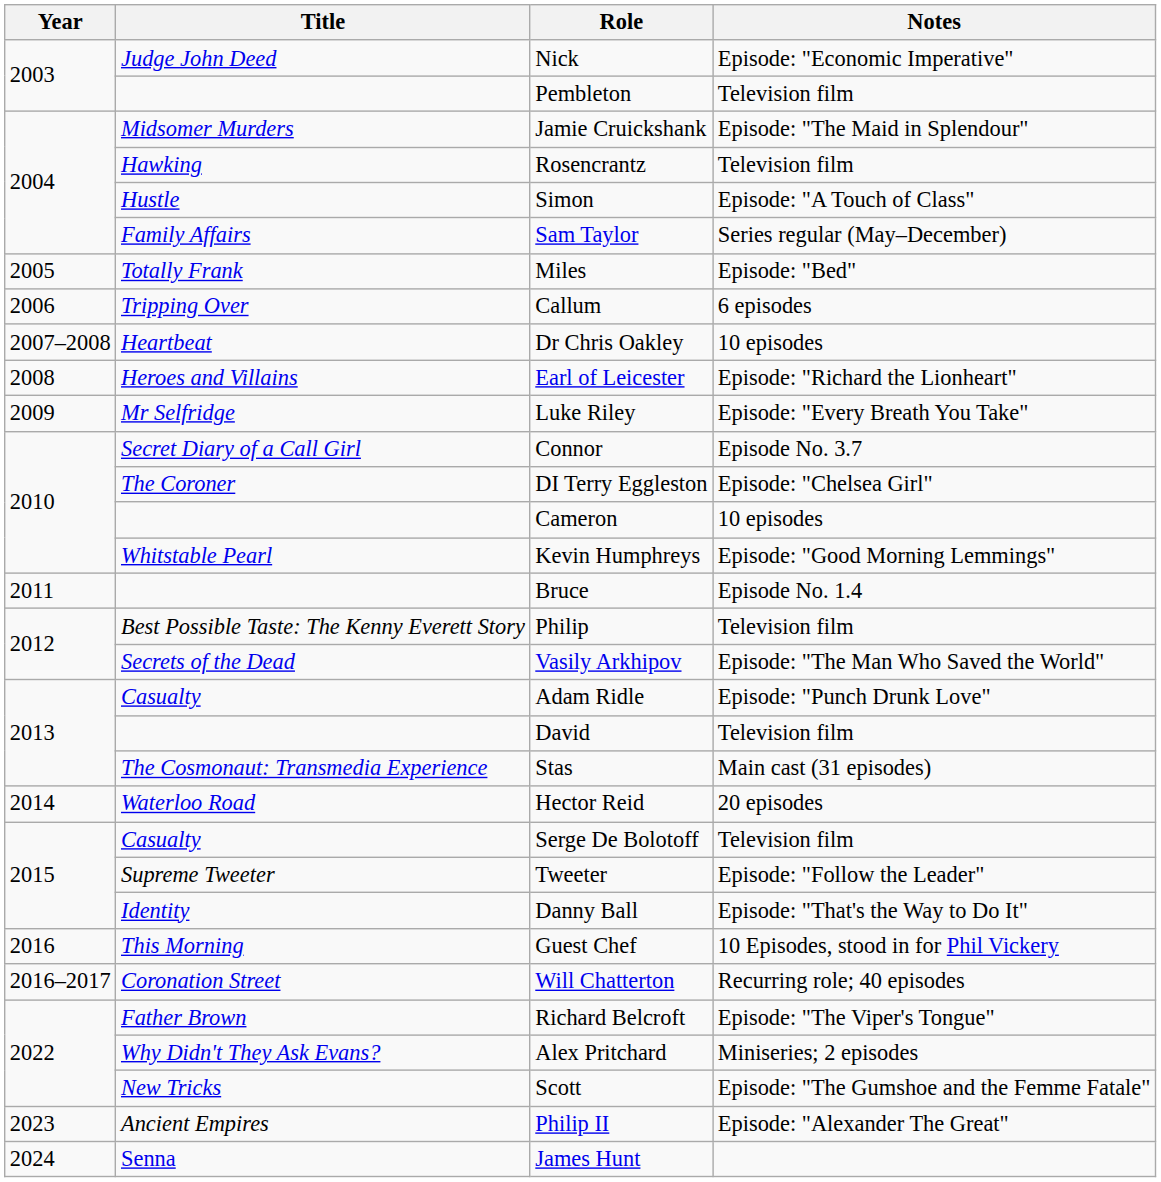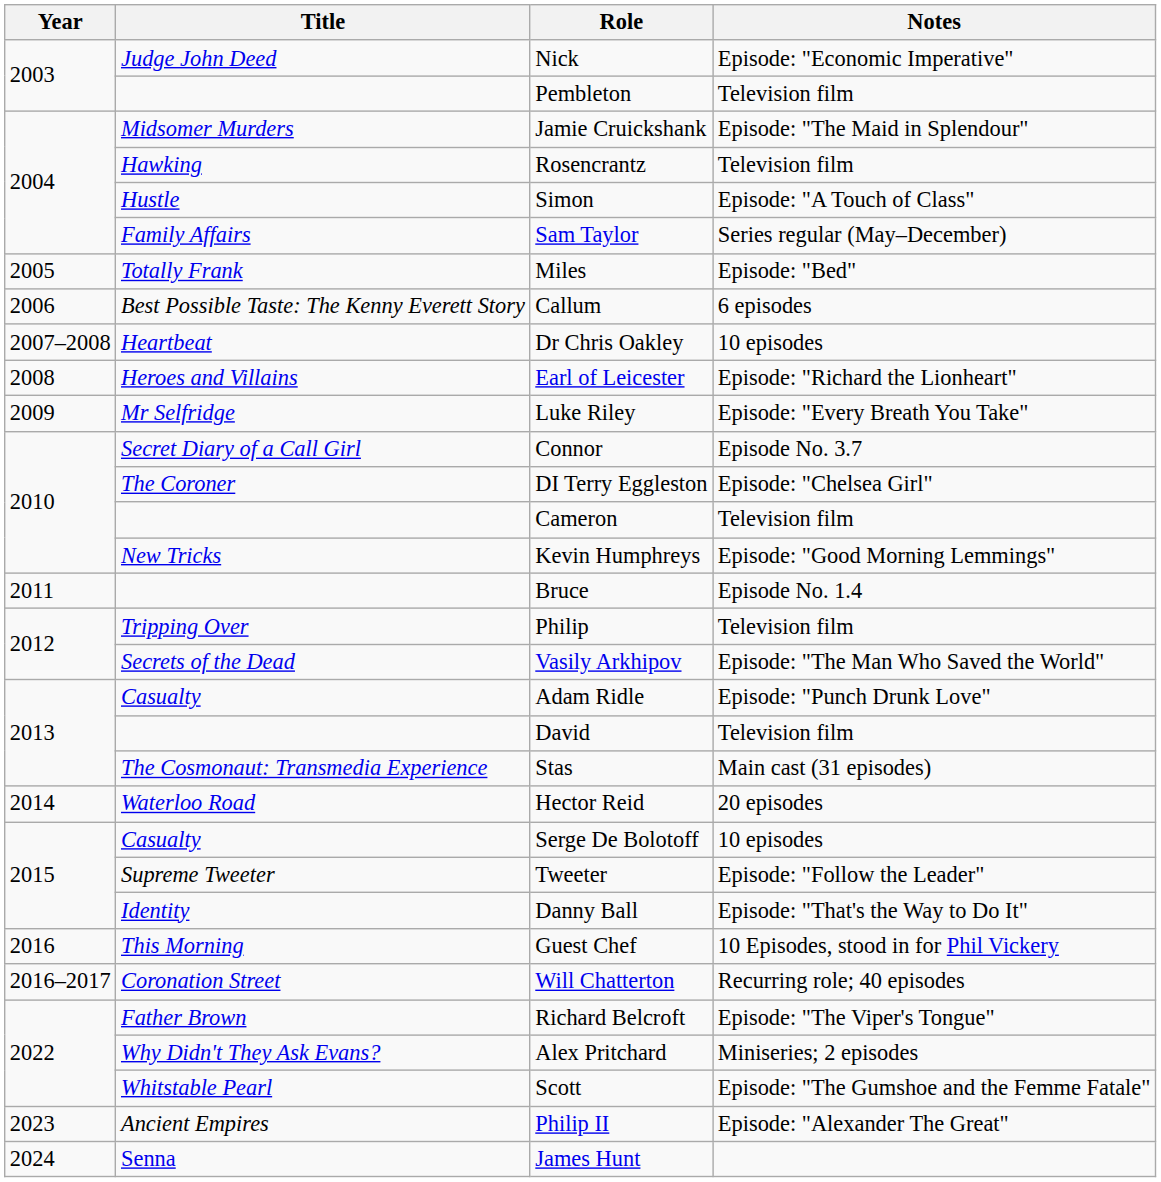(185, 306) Tripping Over -> (323, 306) Best Possible Taste: The Kenny Everett Story
(770, 519) 10 episodes -> (786, 519) Television film
(197, 555) Whitstable Pearl -> (171, 555) New Tricks
(323, 626) Best Possible Taste: The Kenny Everett Story -> (185, 626) Tripping Over
(786, 839) Television film -> (770, 839) 10 episodes
(171, 1088) New Tricks -> (197, 1088) Whitstable Pearl
